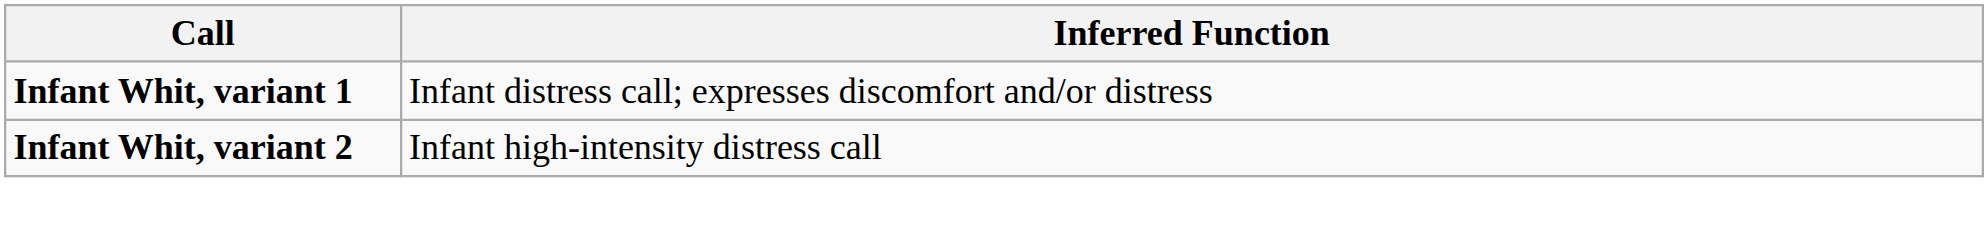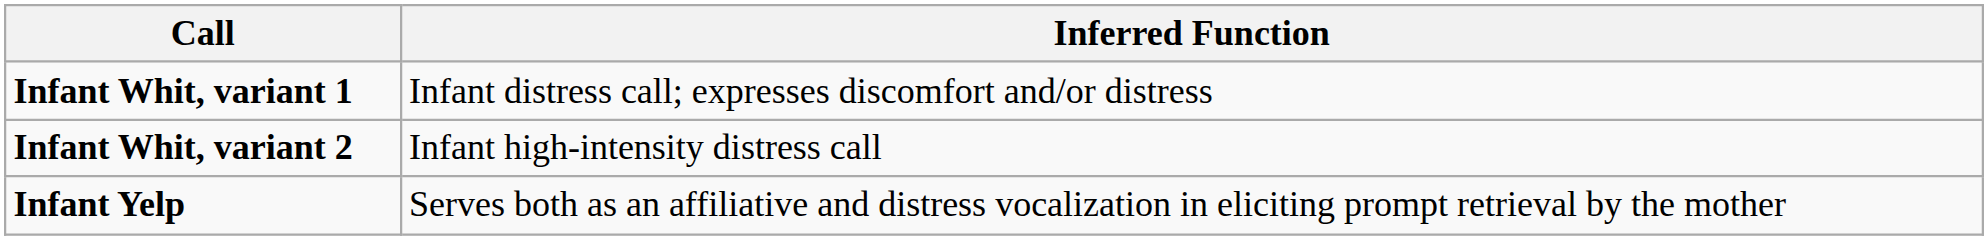+ row: (99, 204)
